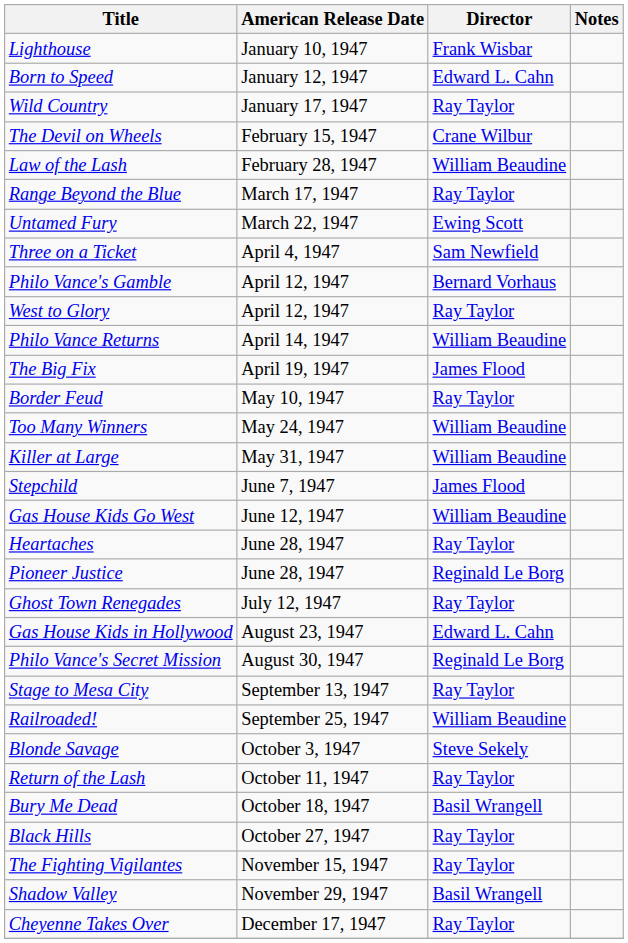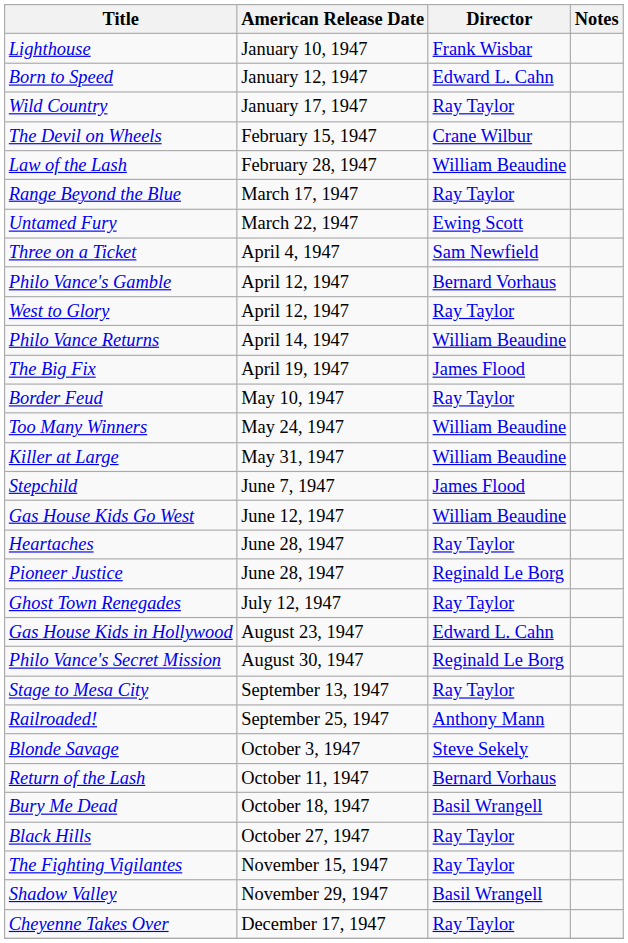(499, 719) William Beaudine -> (489, 719) Anthony Mann
(473, 777) Ray Taylor -> (494, 777) Bernard Vorhaus
